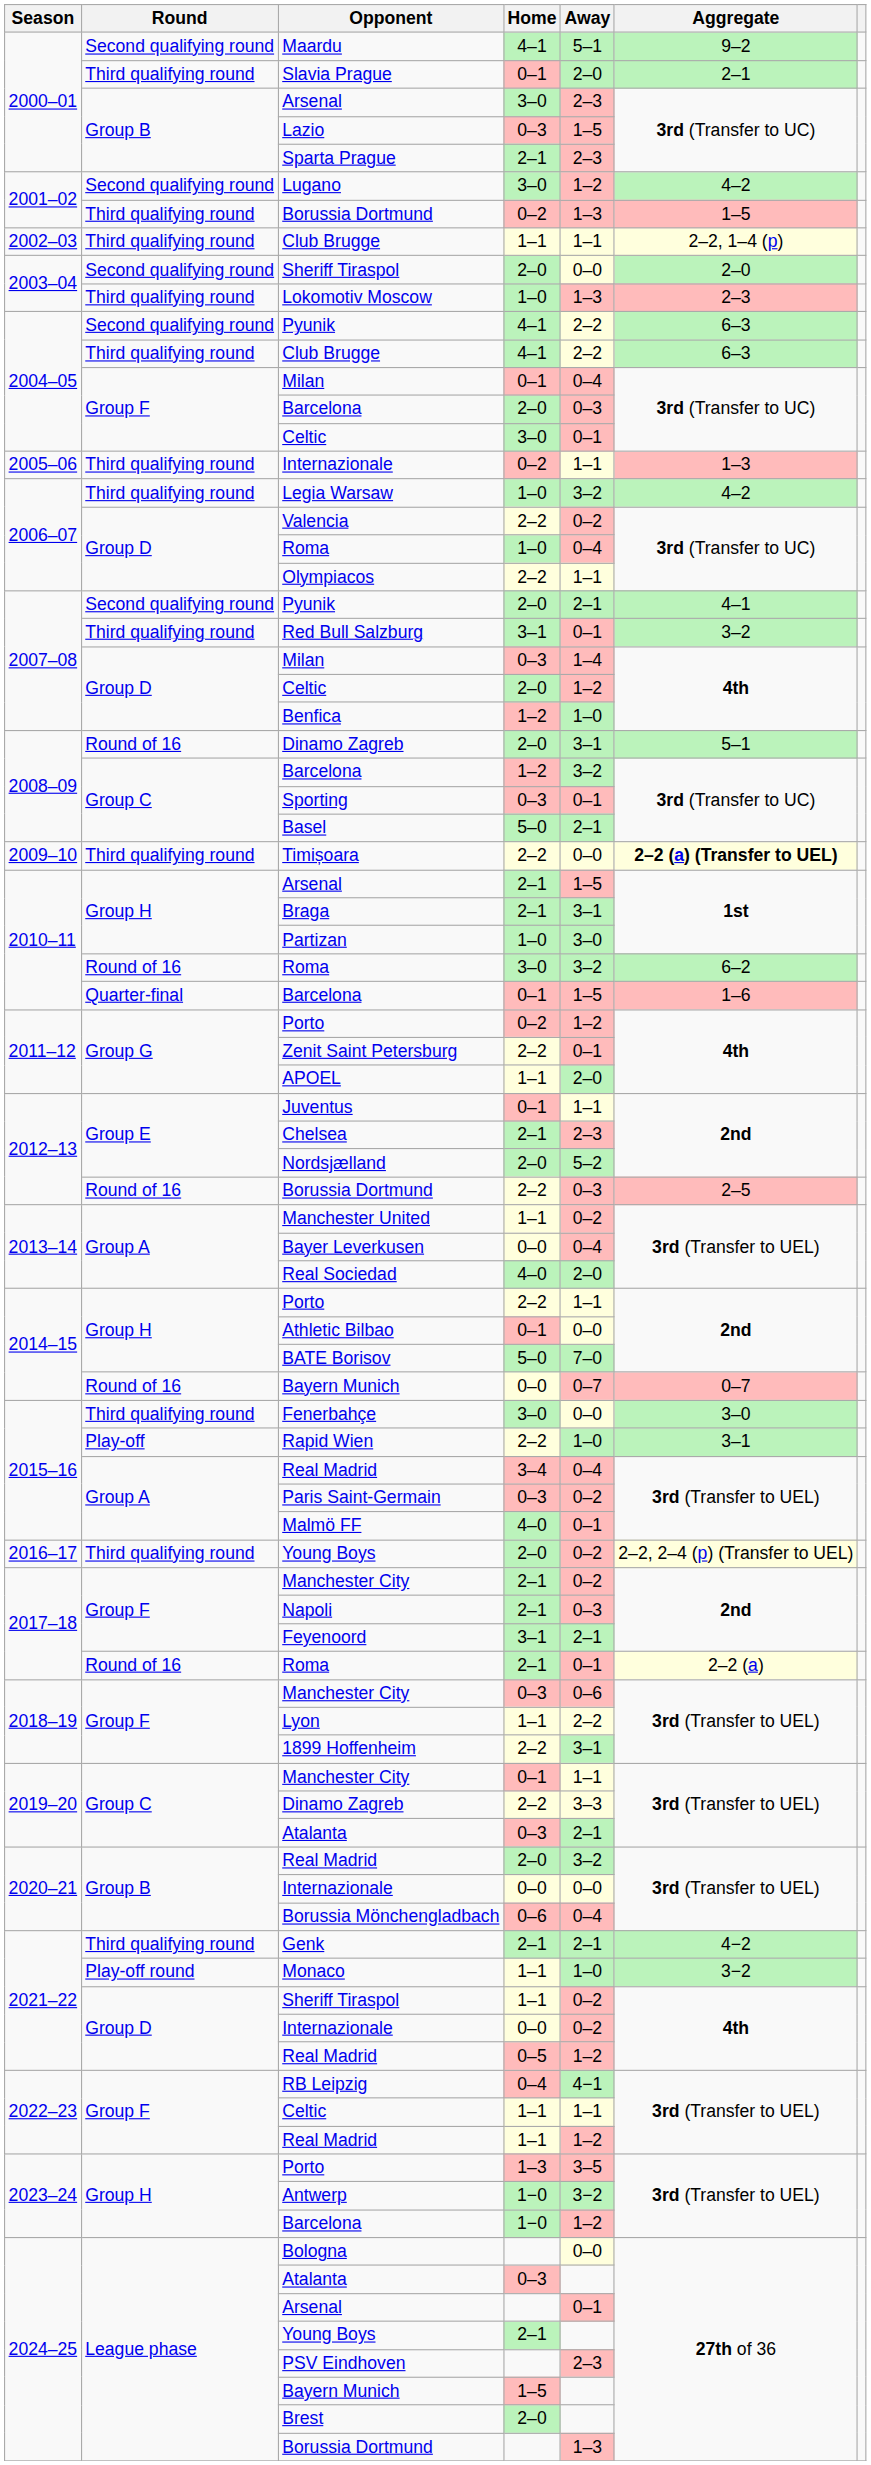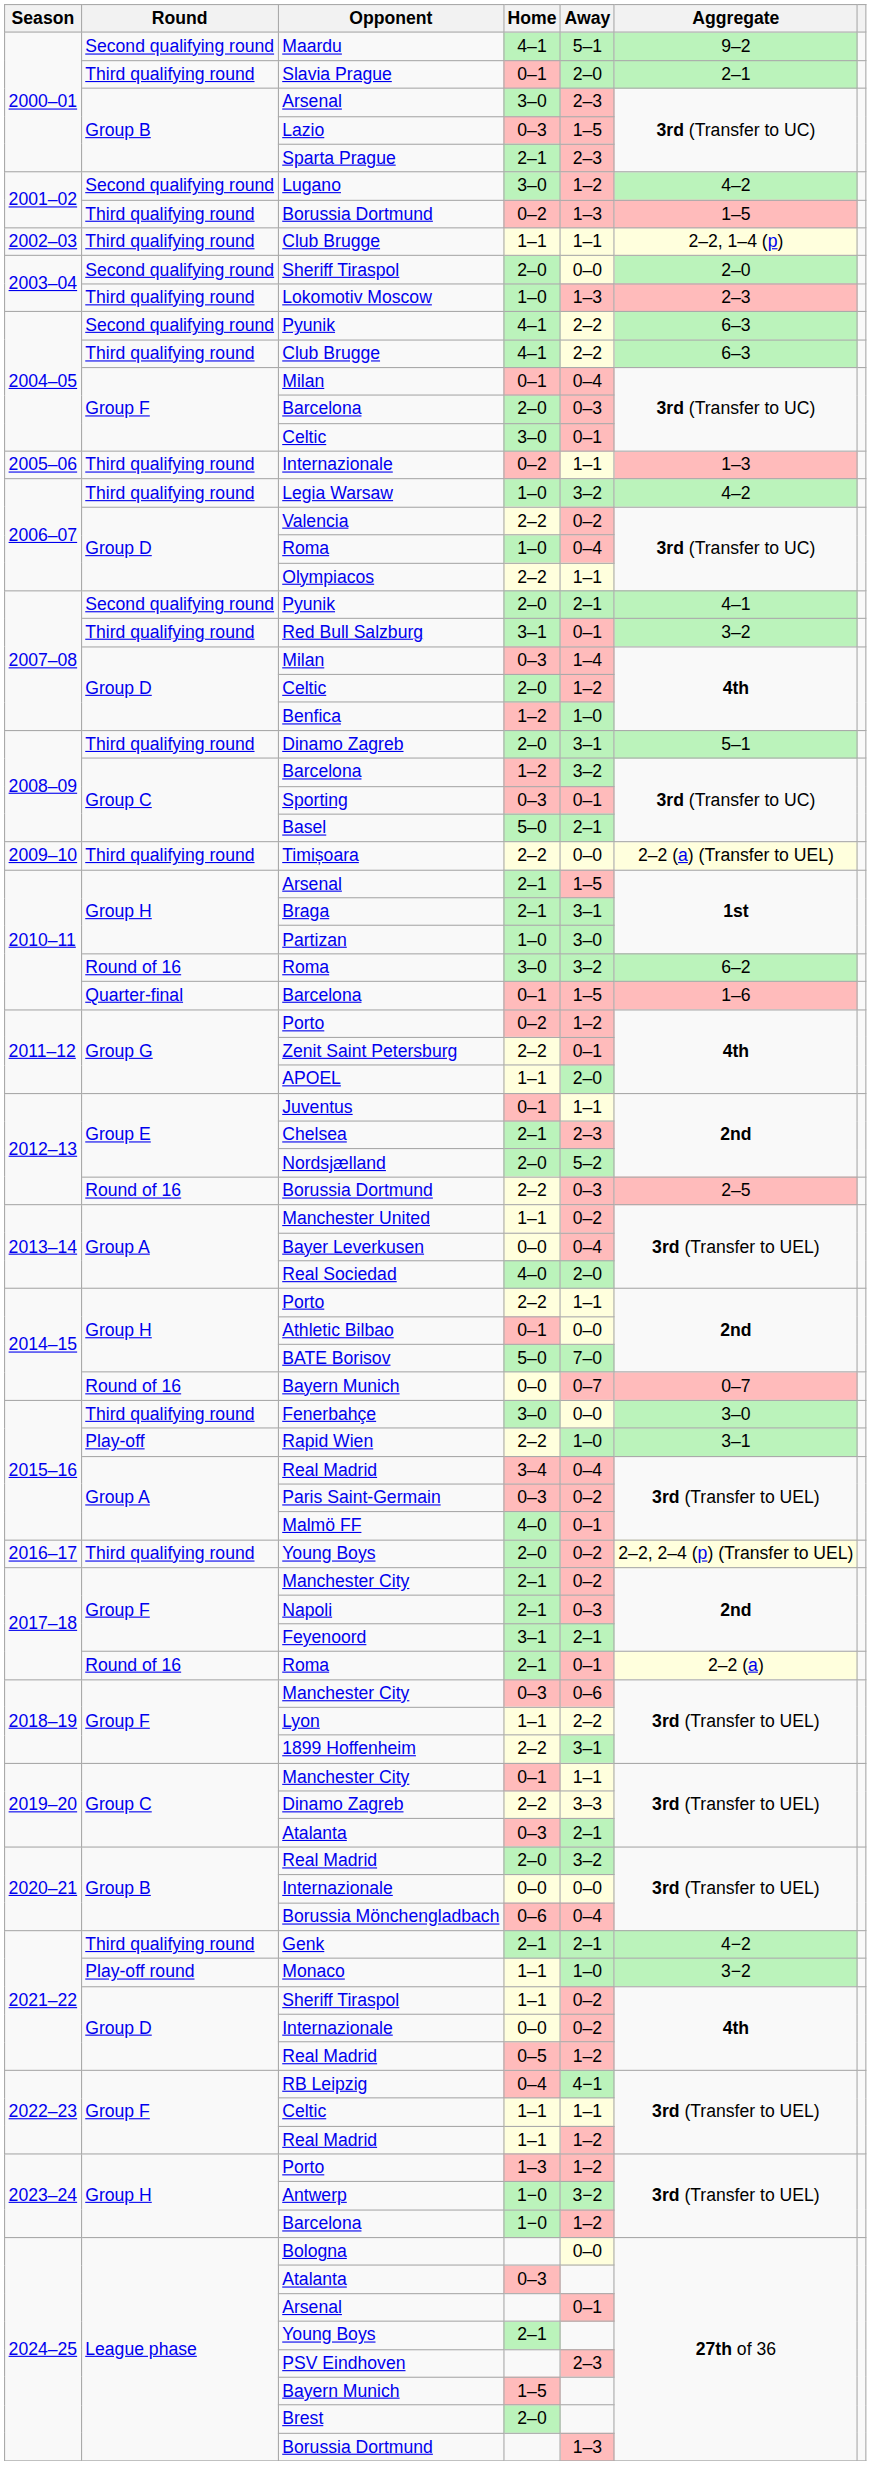(133, 744) Round of 16 -> (170, 744) Third qualifying round
(736, 855) bold -> (736, 855) normal
(587, 2167) 3–5 -> (587, 2167) 1–2
